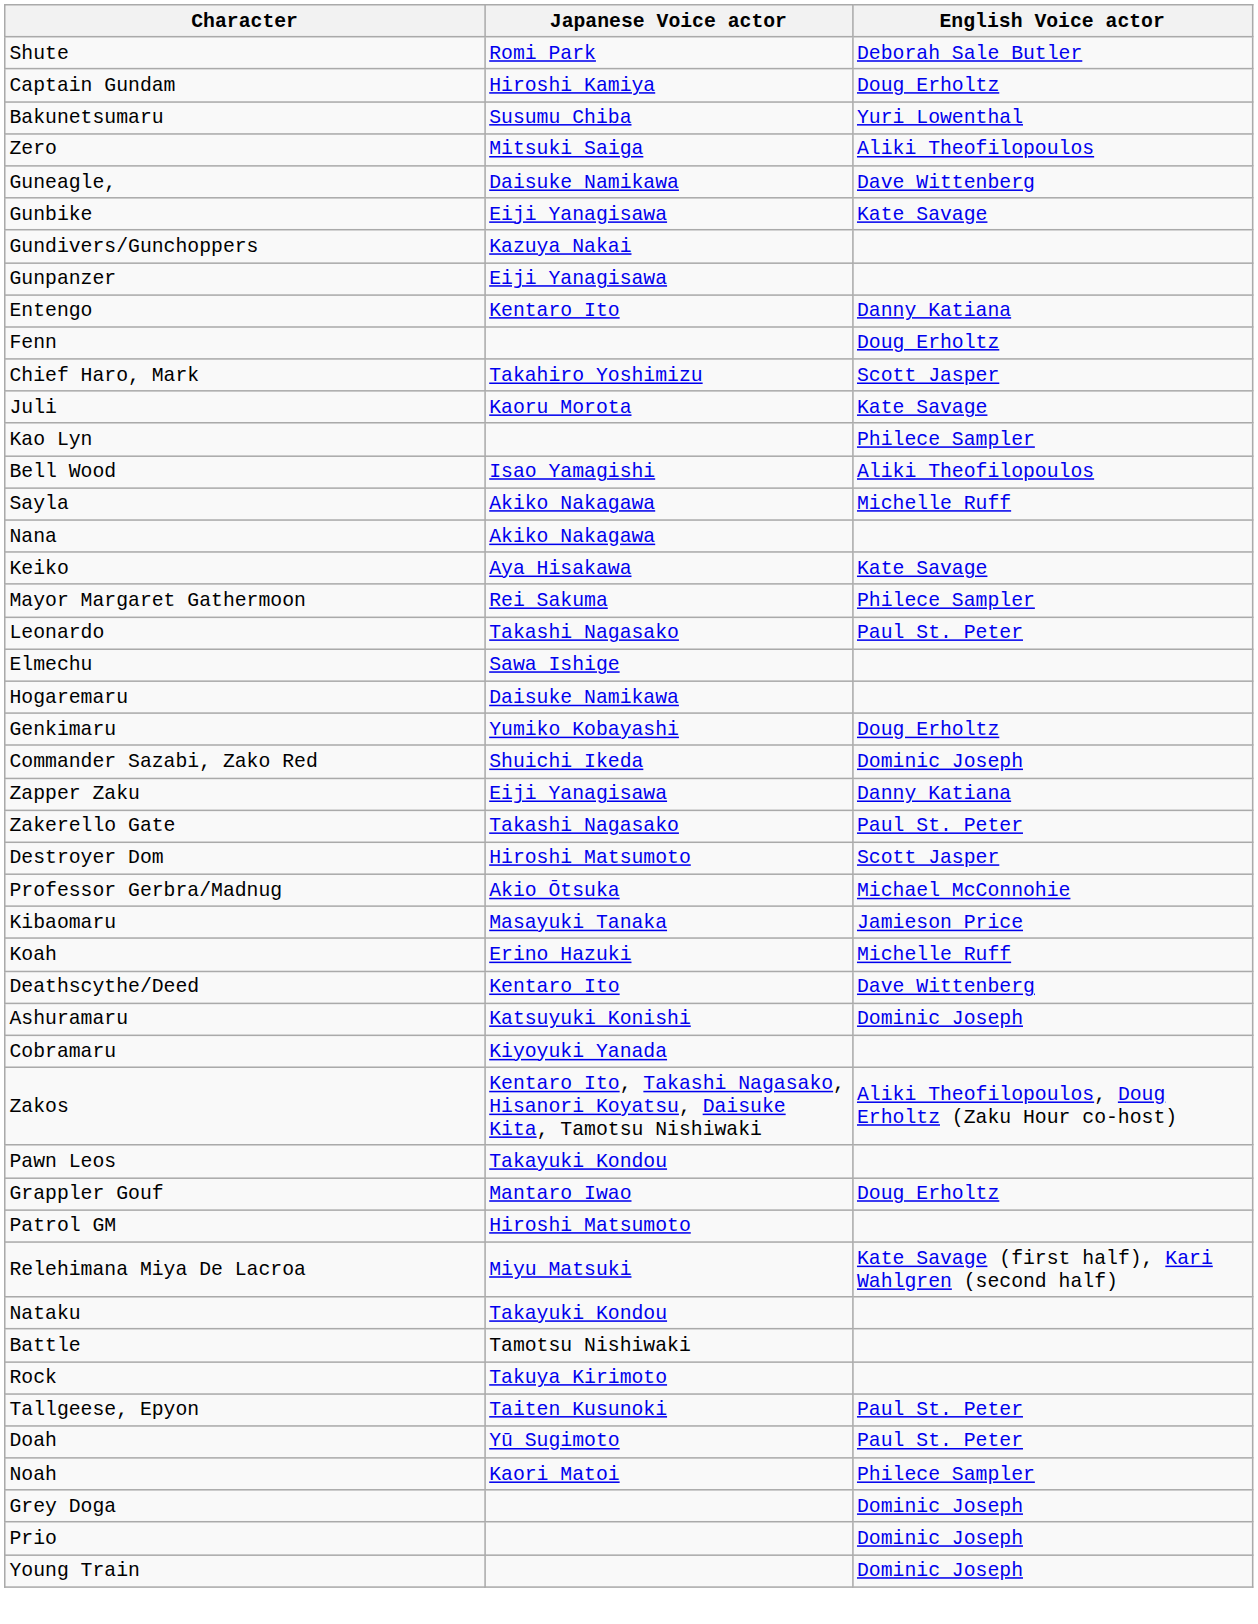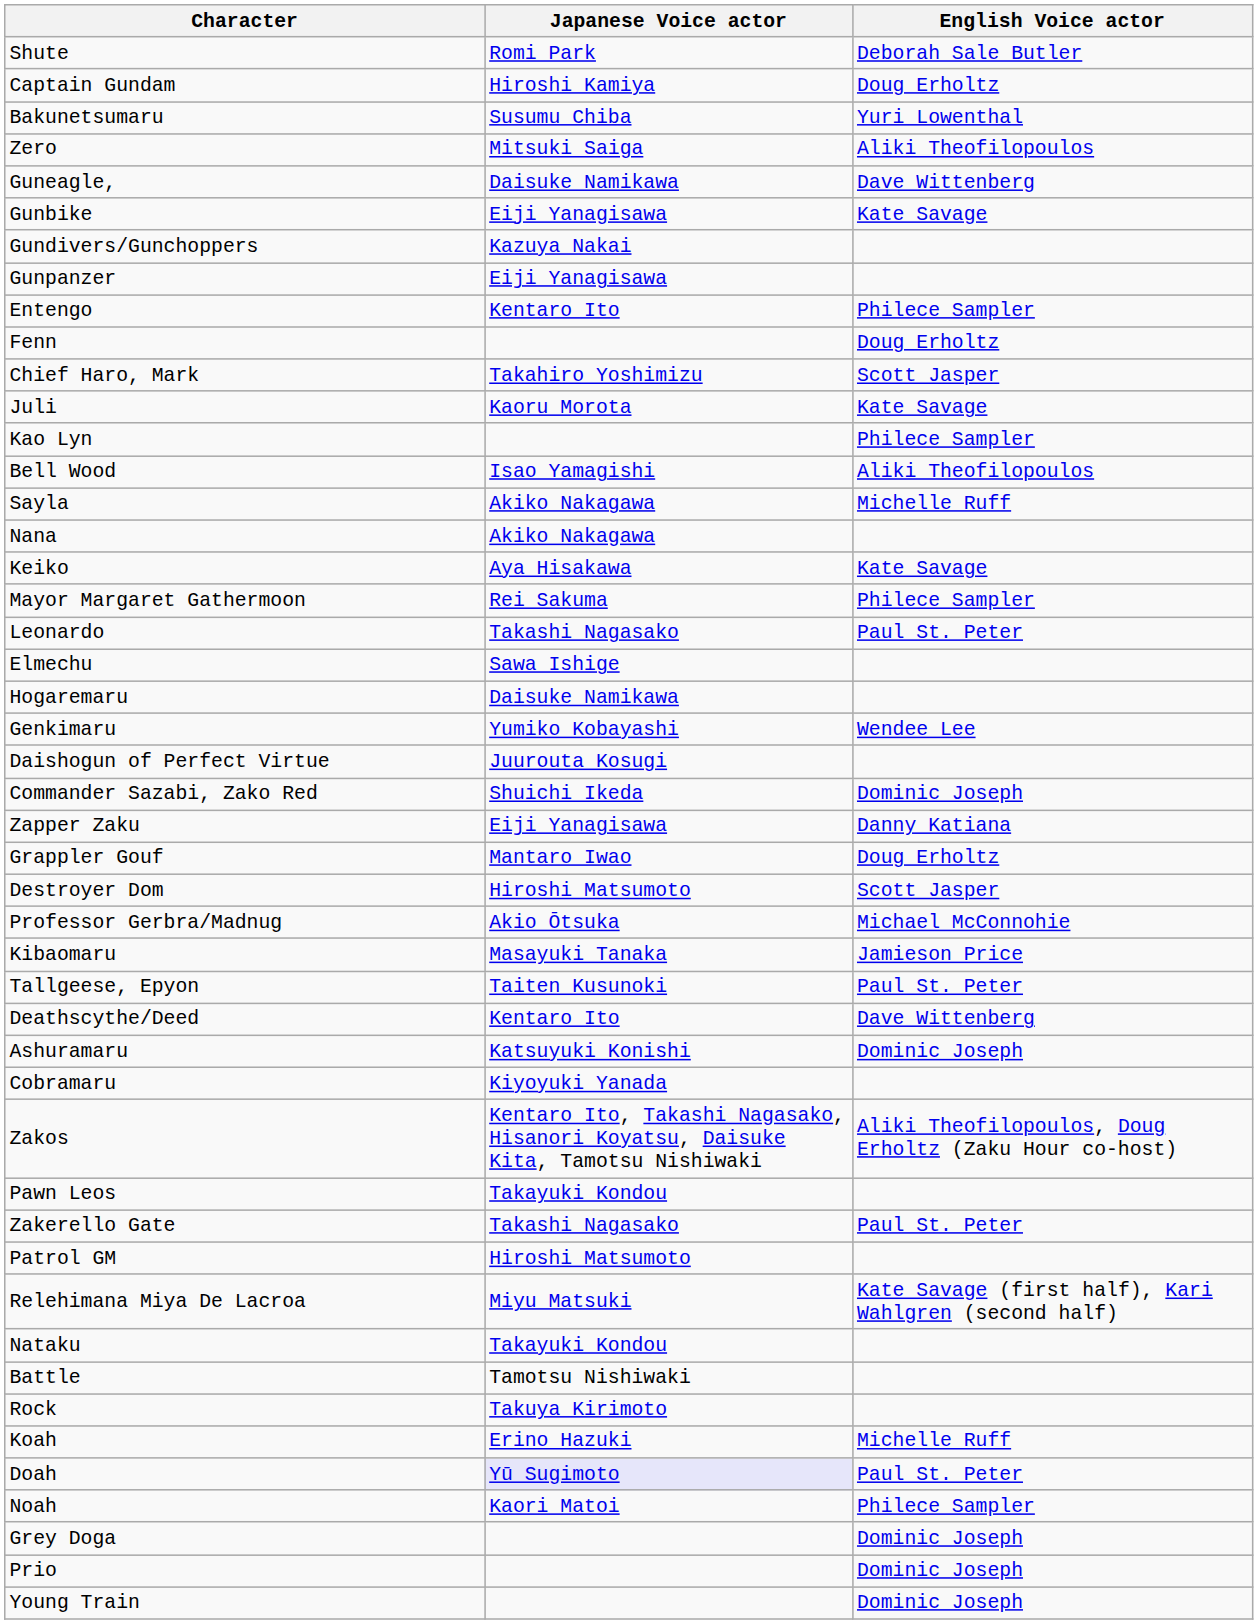(934, 311) Danny Katiana -> (946, 311) Philece Sampler
(928, 729) Doug Erholtz -> (916, 729) Wendee Lee
+ row: (170, 762)
rows swapped: (87, 1194) <-> (92, 826)
rows swapped: (104, 1410) <-> (33, 955)
(554, 1442) no background -> (554, 1474) lavender background
